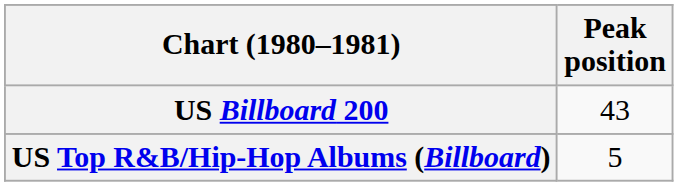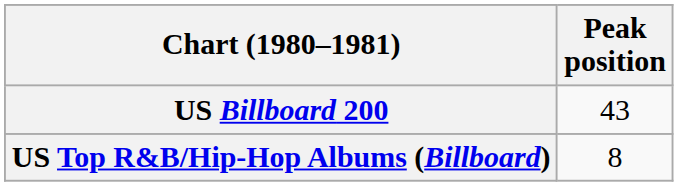(615, 156) 5 -> (615, 156) 8
